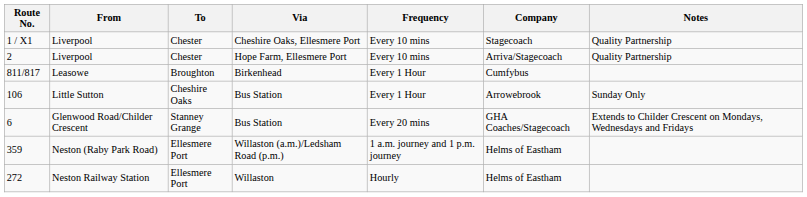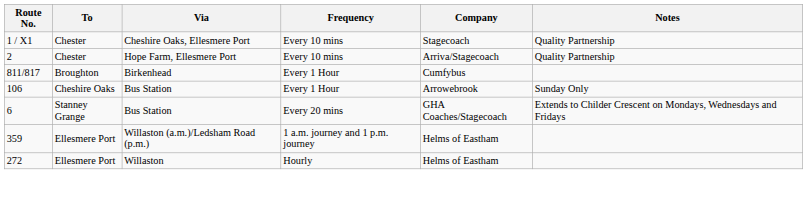- column: (109, 18)
